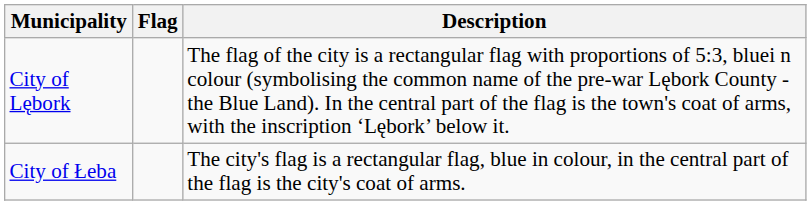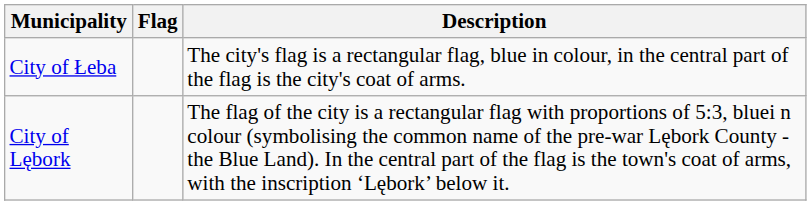rows swapped: (40, 90) <-> (63, 171)
